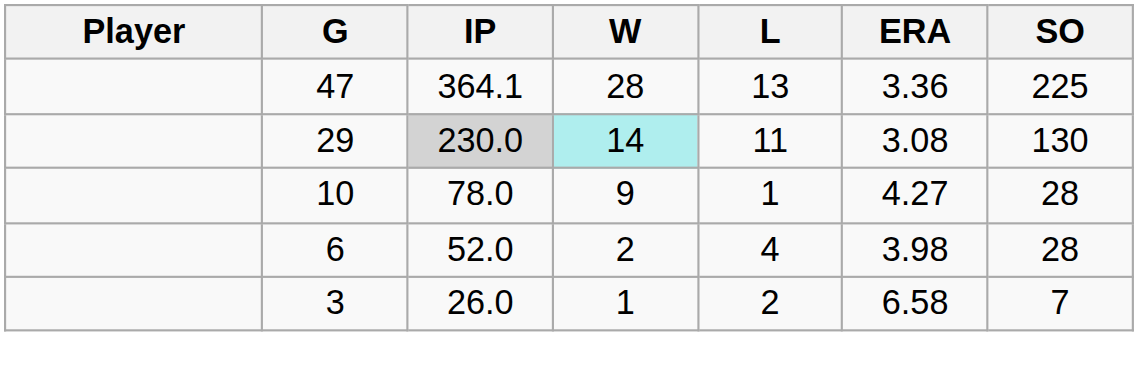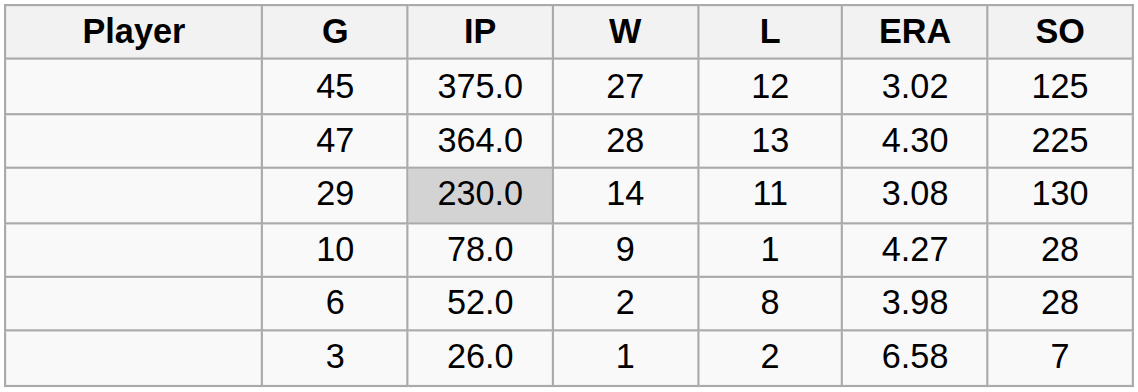+ row: (335, 85)
(480, 85) 364.1 -> (480, 140) 364.0
(915, 85) 3.36 -> (915, 140) 4.30
(625, 140) paleturquoise background -> (625, 194) no background
(770, 248) 4 -> (770, 303) 8
